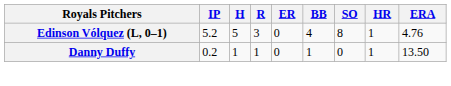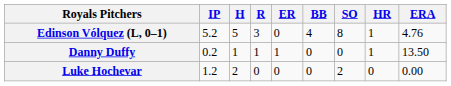(277, 52) 0 -> (277, 52) 1
(309, 52) 1 -> (309, 52) 0
+ row: (102, 71)
